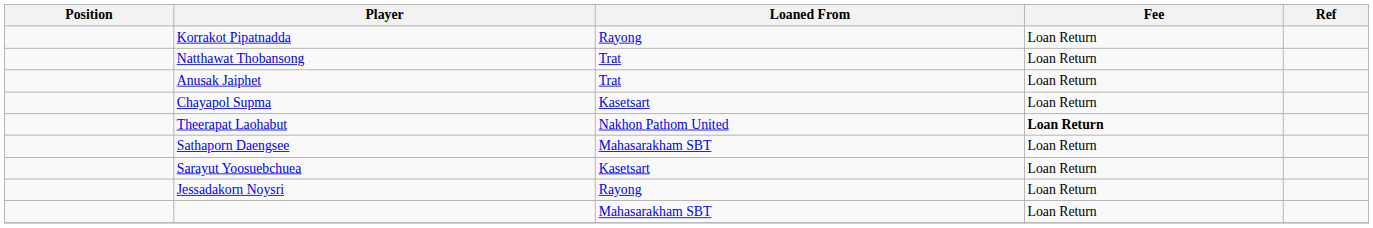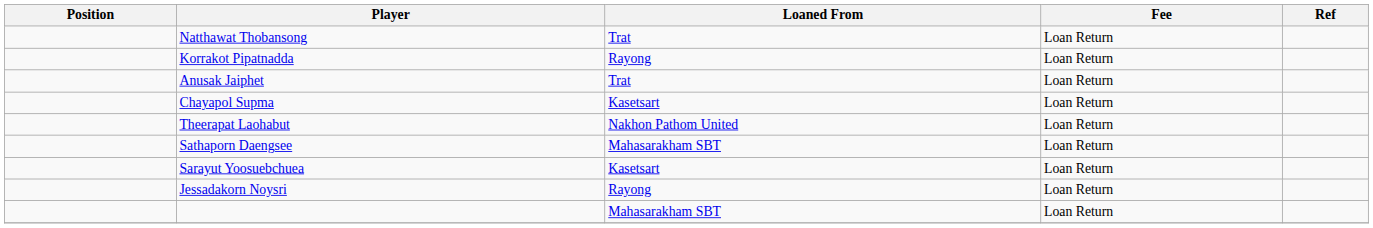rows swapped: (234, 37) <-> (241, 59)
(1066, 124) bold -> (1079, 124) normal
